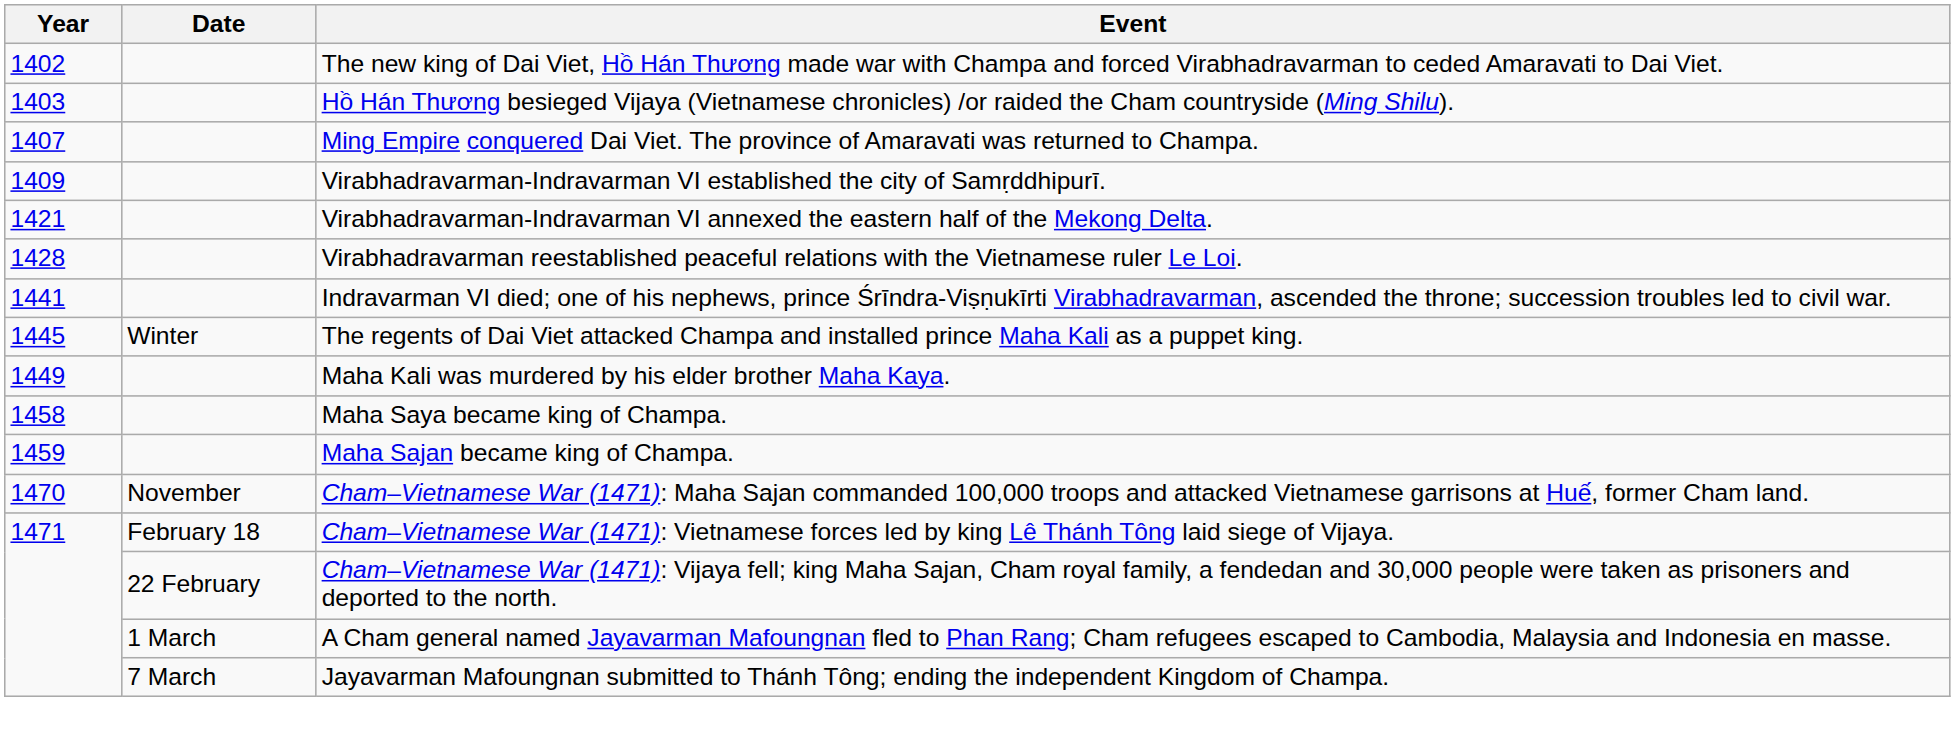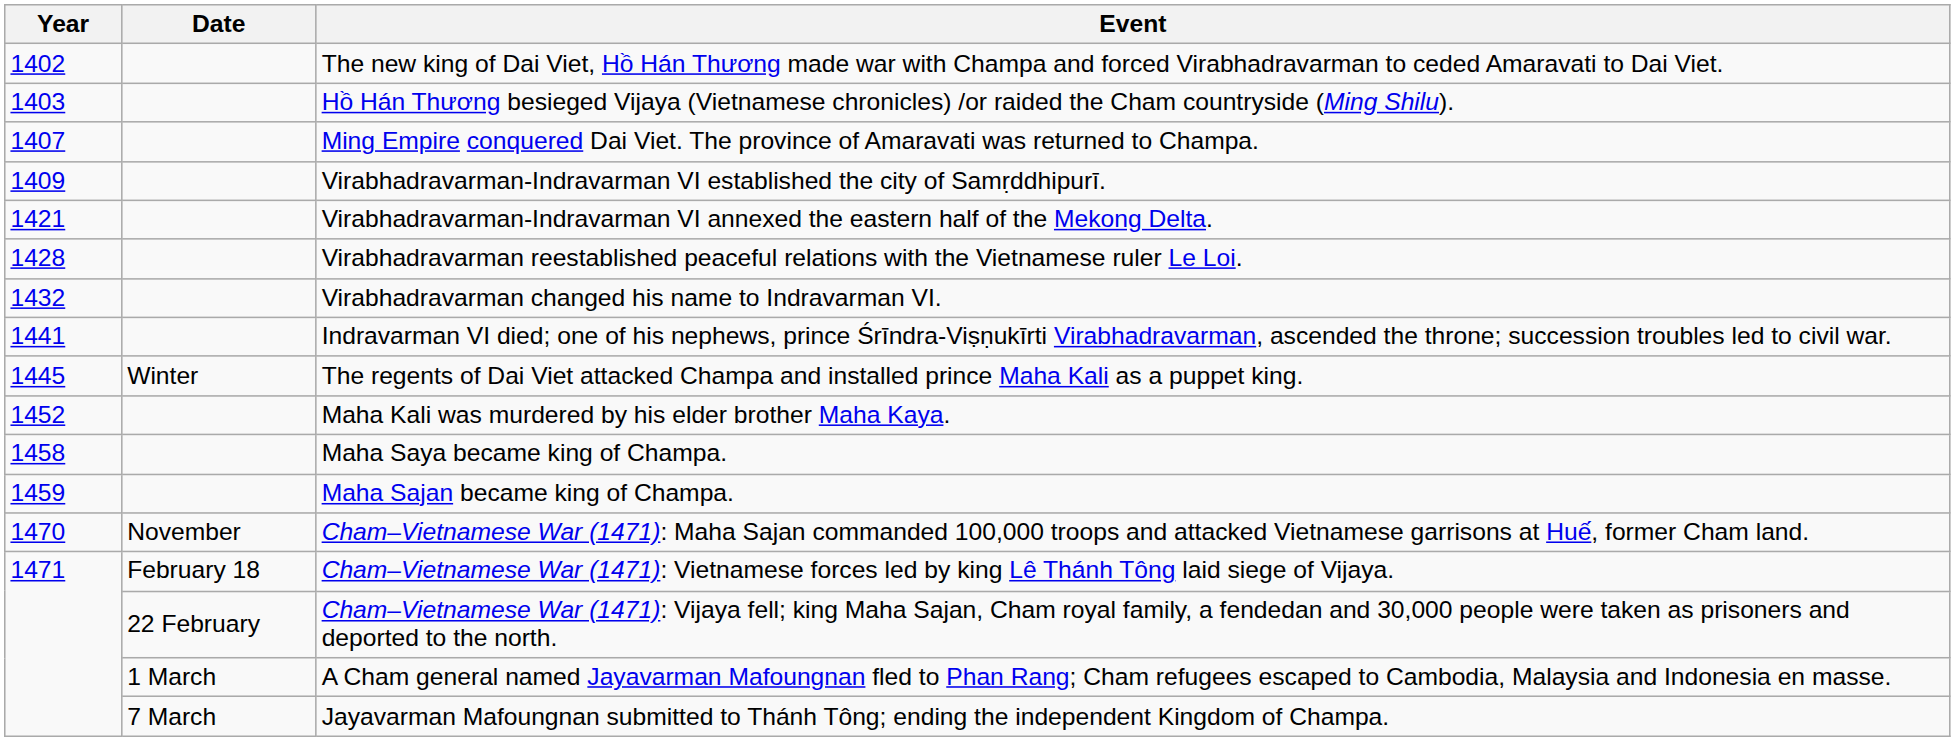+ row: (632, 297)
(38, 375) 1449 -> (38, 414) 1452
